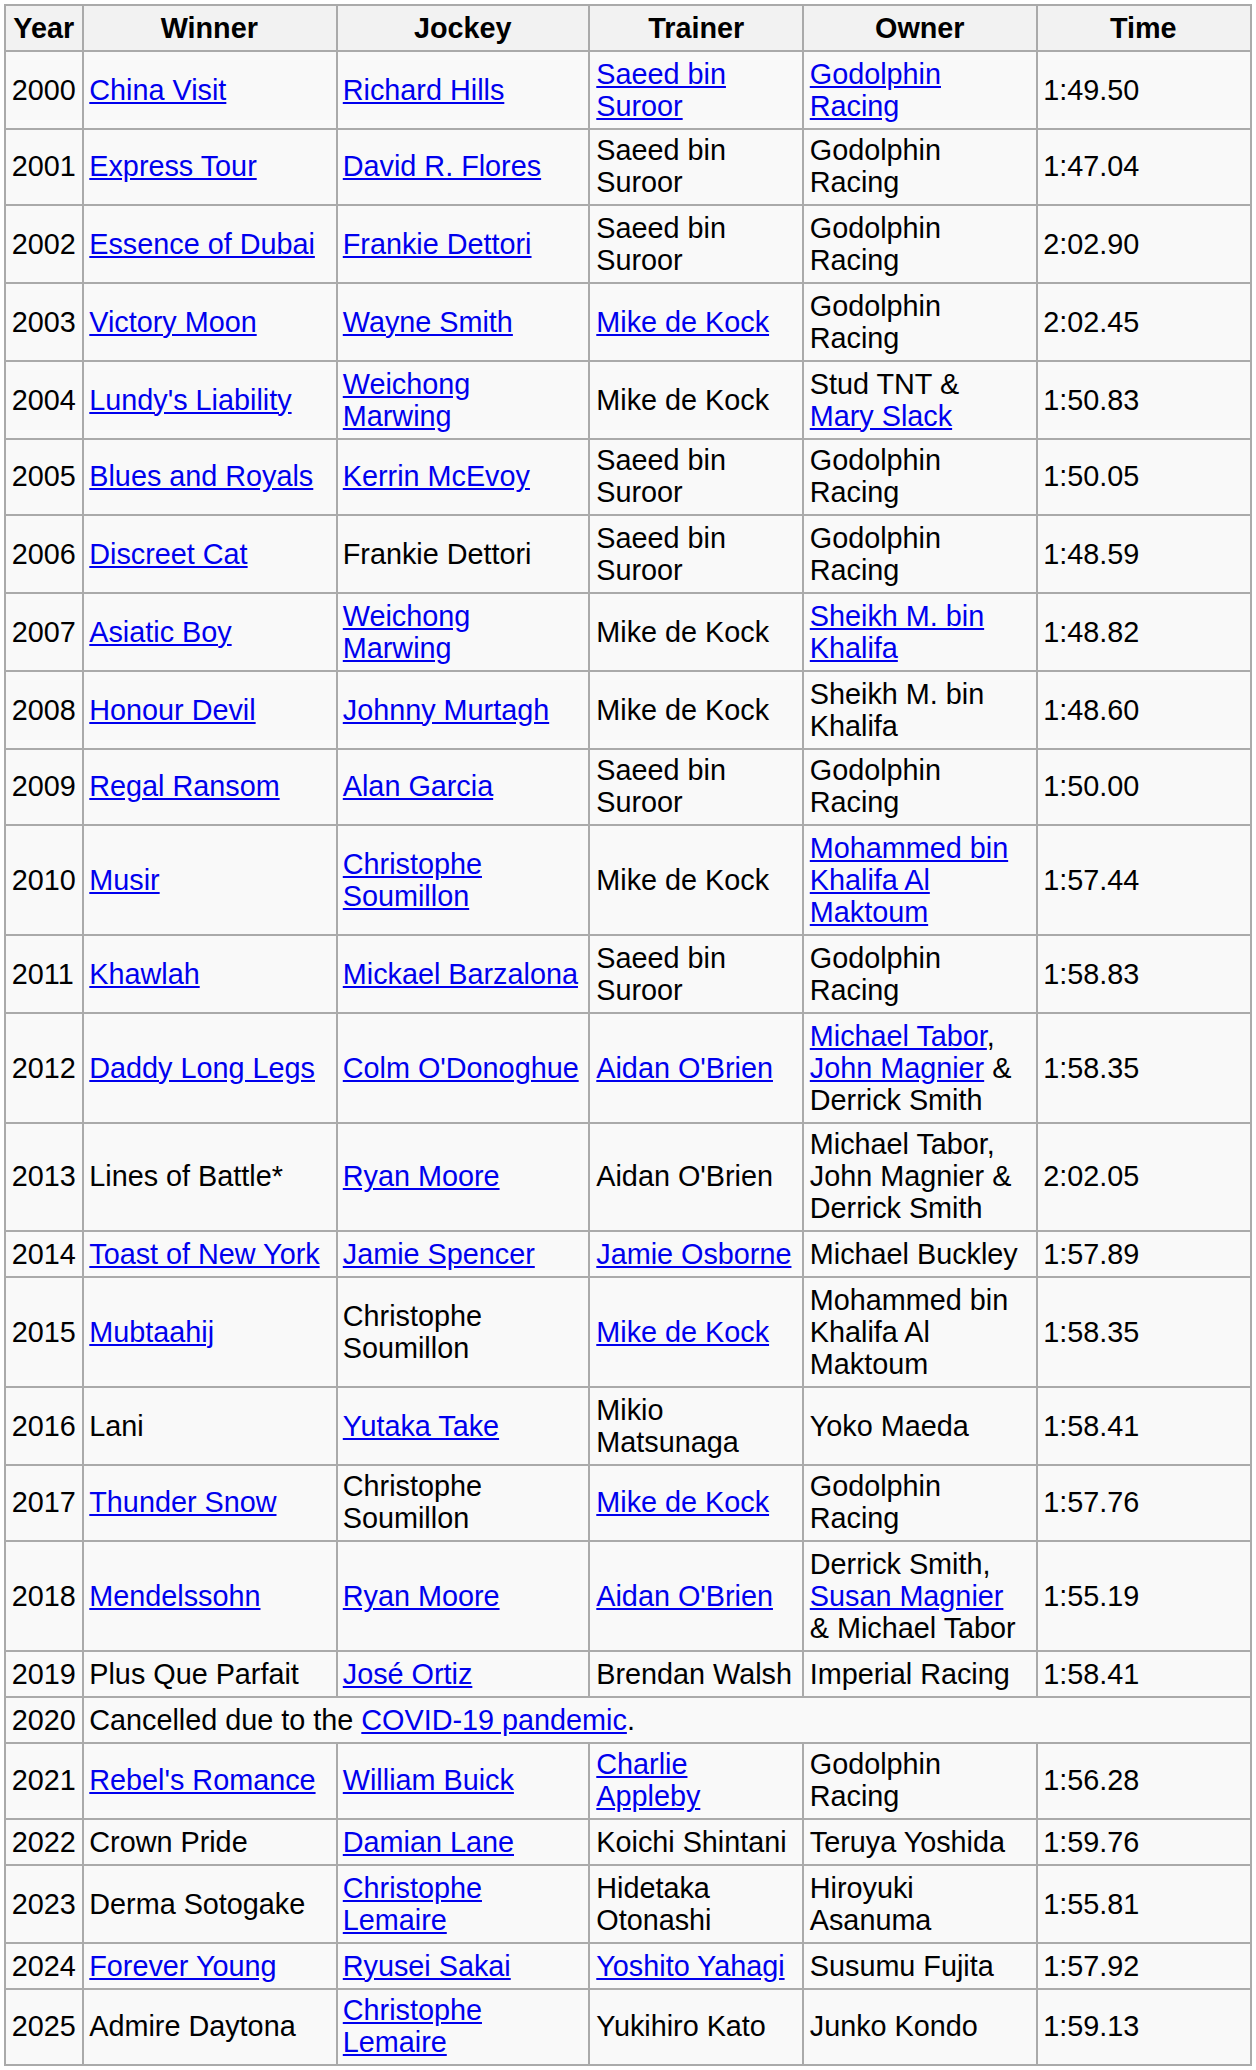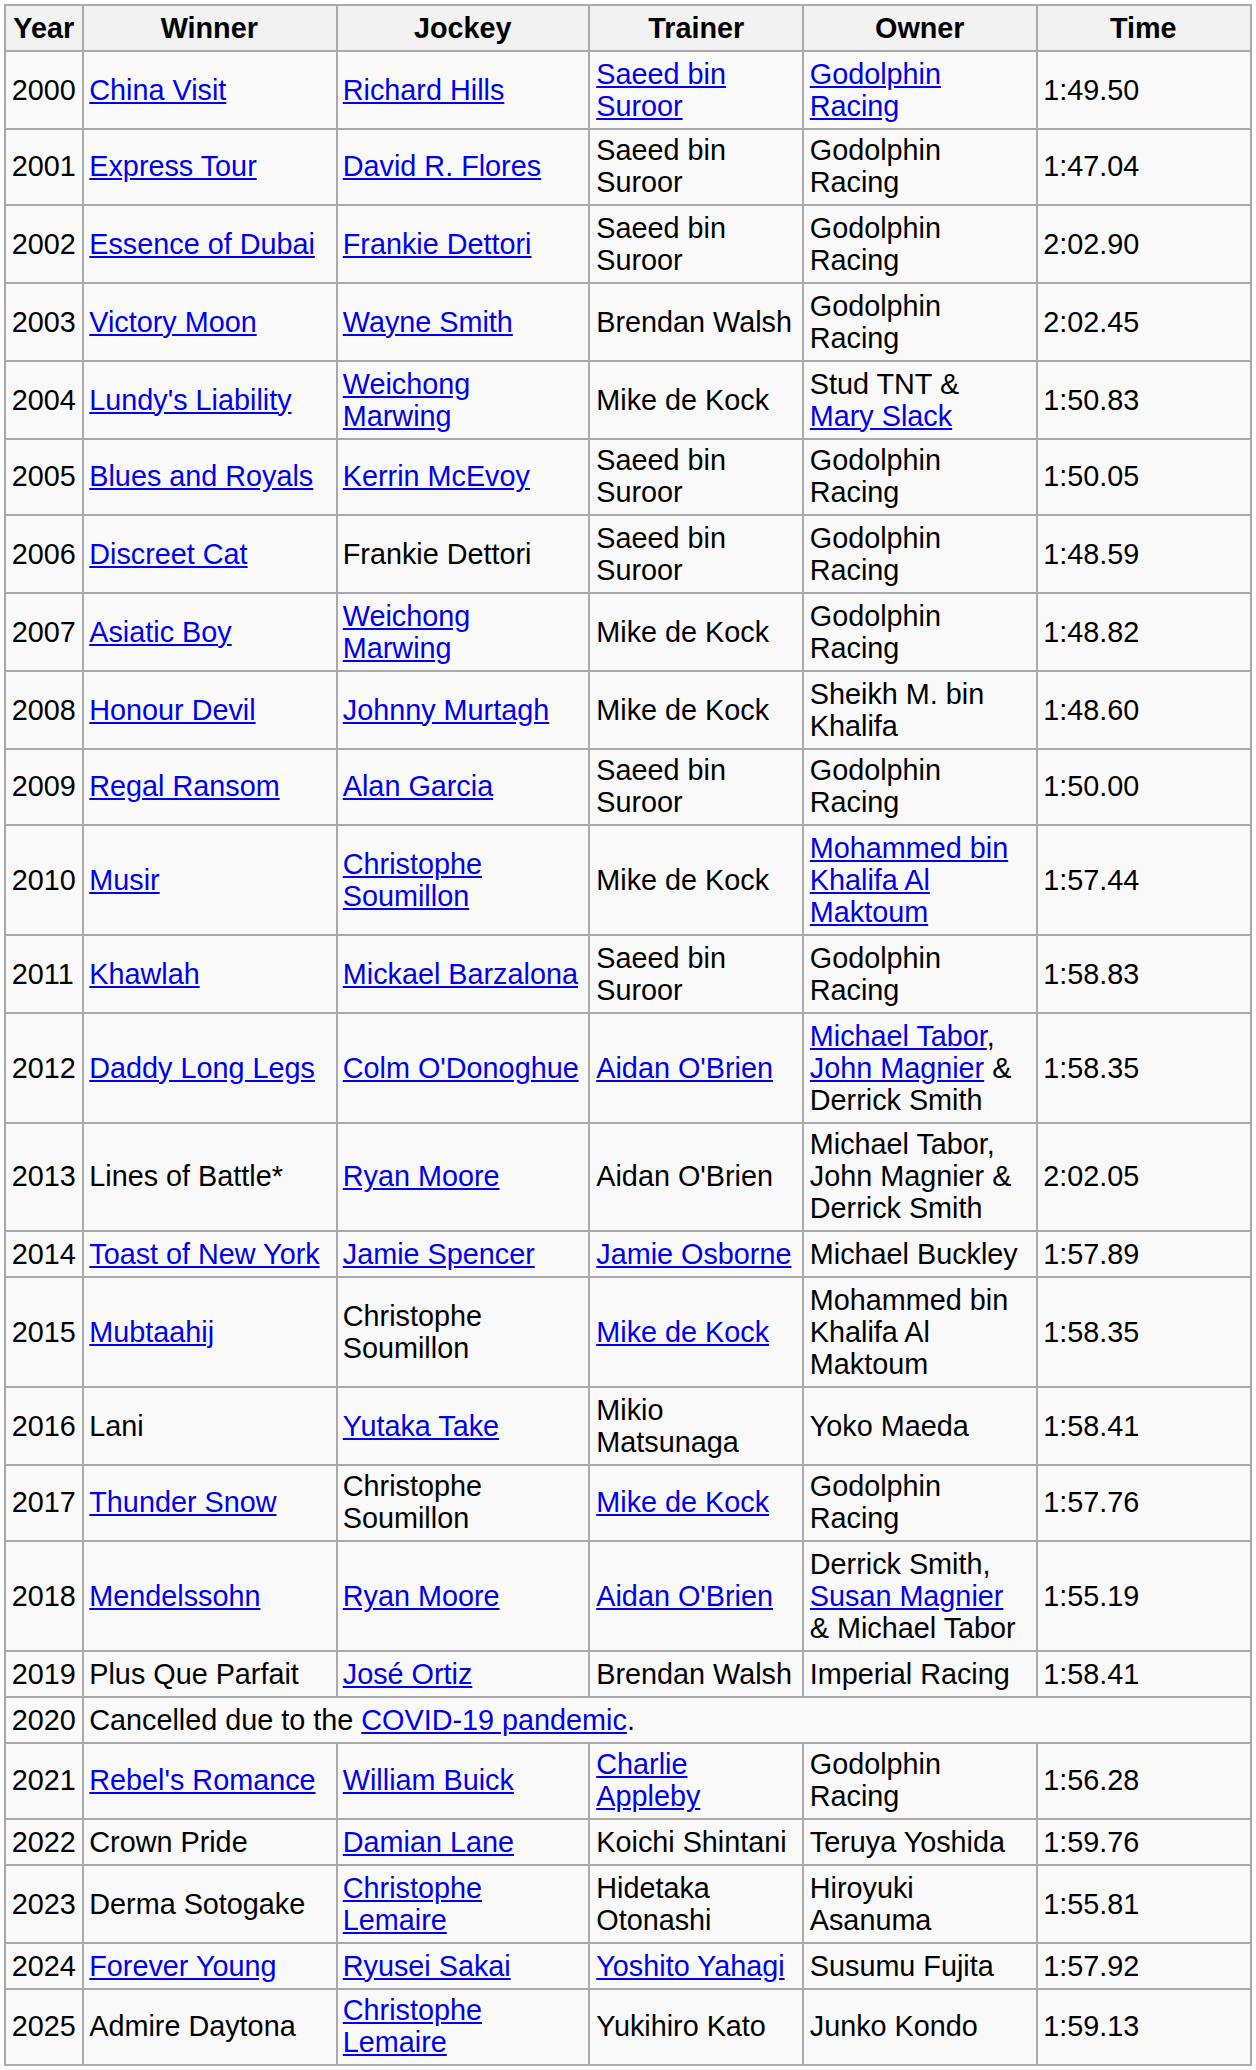(683, 322) Mike de Kock -> (694, 322) Brendan Walsh
(897, 632) Sheikh M. bin Khalifa -> (875, 632) Godolphin Racing
